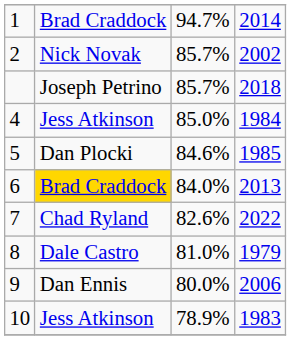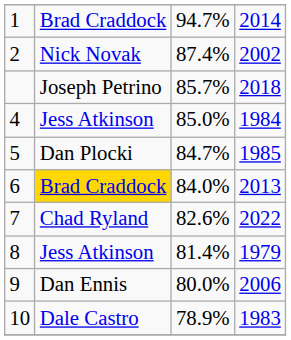(203, 53) 85.7% -> (203, 53) 87.4%
(203, 152) 84.6% -> (203, 152) 84.7%
(89, 251) Dale Castro -> (97, 251) Jess Atkinson
(203, 251) 81.0% -> (203, 251) 81.4%
(97, 317) Jess Atkinson -> (89, 317) Dale Castro
